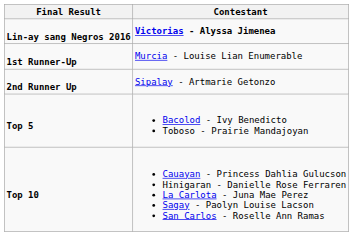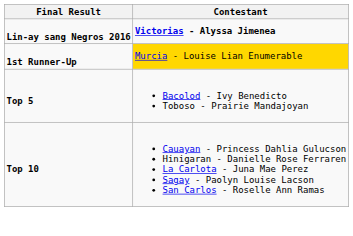(219, 56) no background -> (219, 56) gold background
- row: (42, 87)
